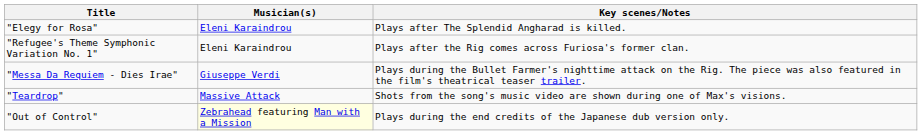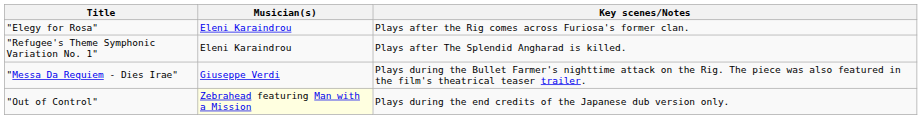(501, 28) Plays after The Splendid Angharad is killed. -> (532, 28) Plays after the Rig comes across Furiosa's former clan.
(532, 49) Plays after the Rig comes across Furiosa's former clan. -> (501, 49) Plays after The Splendid Angharad is killed.
- row: (35, 96)
